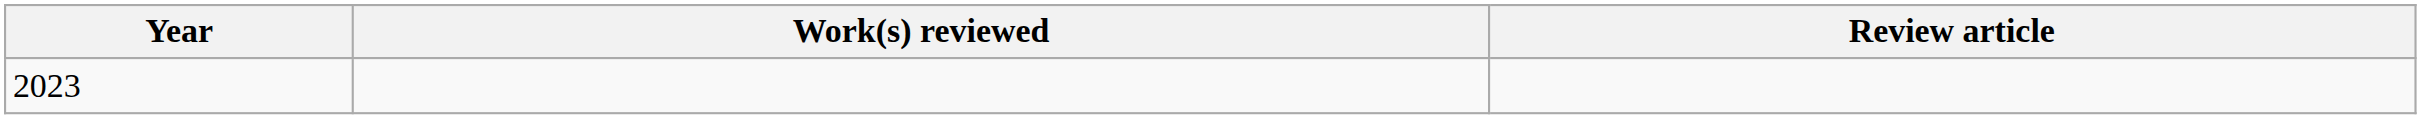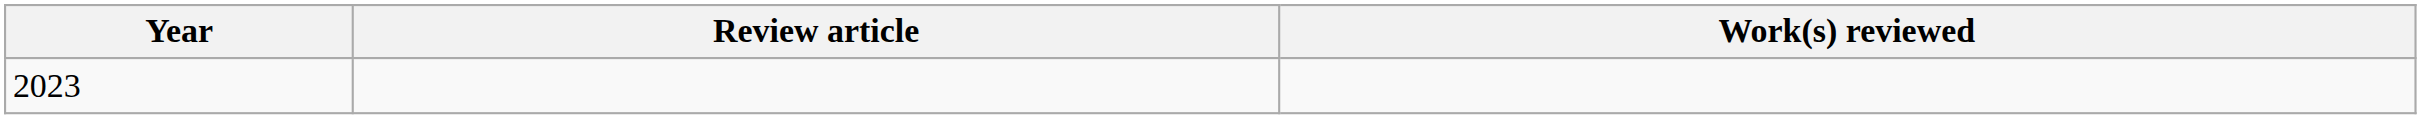columns swapped: (1952, 31) <-> (921, 31)
